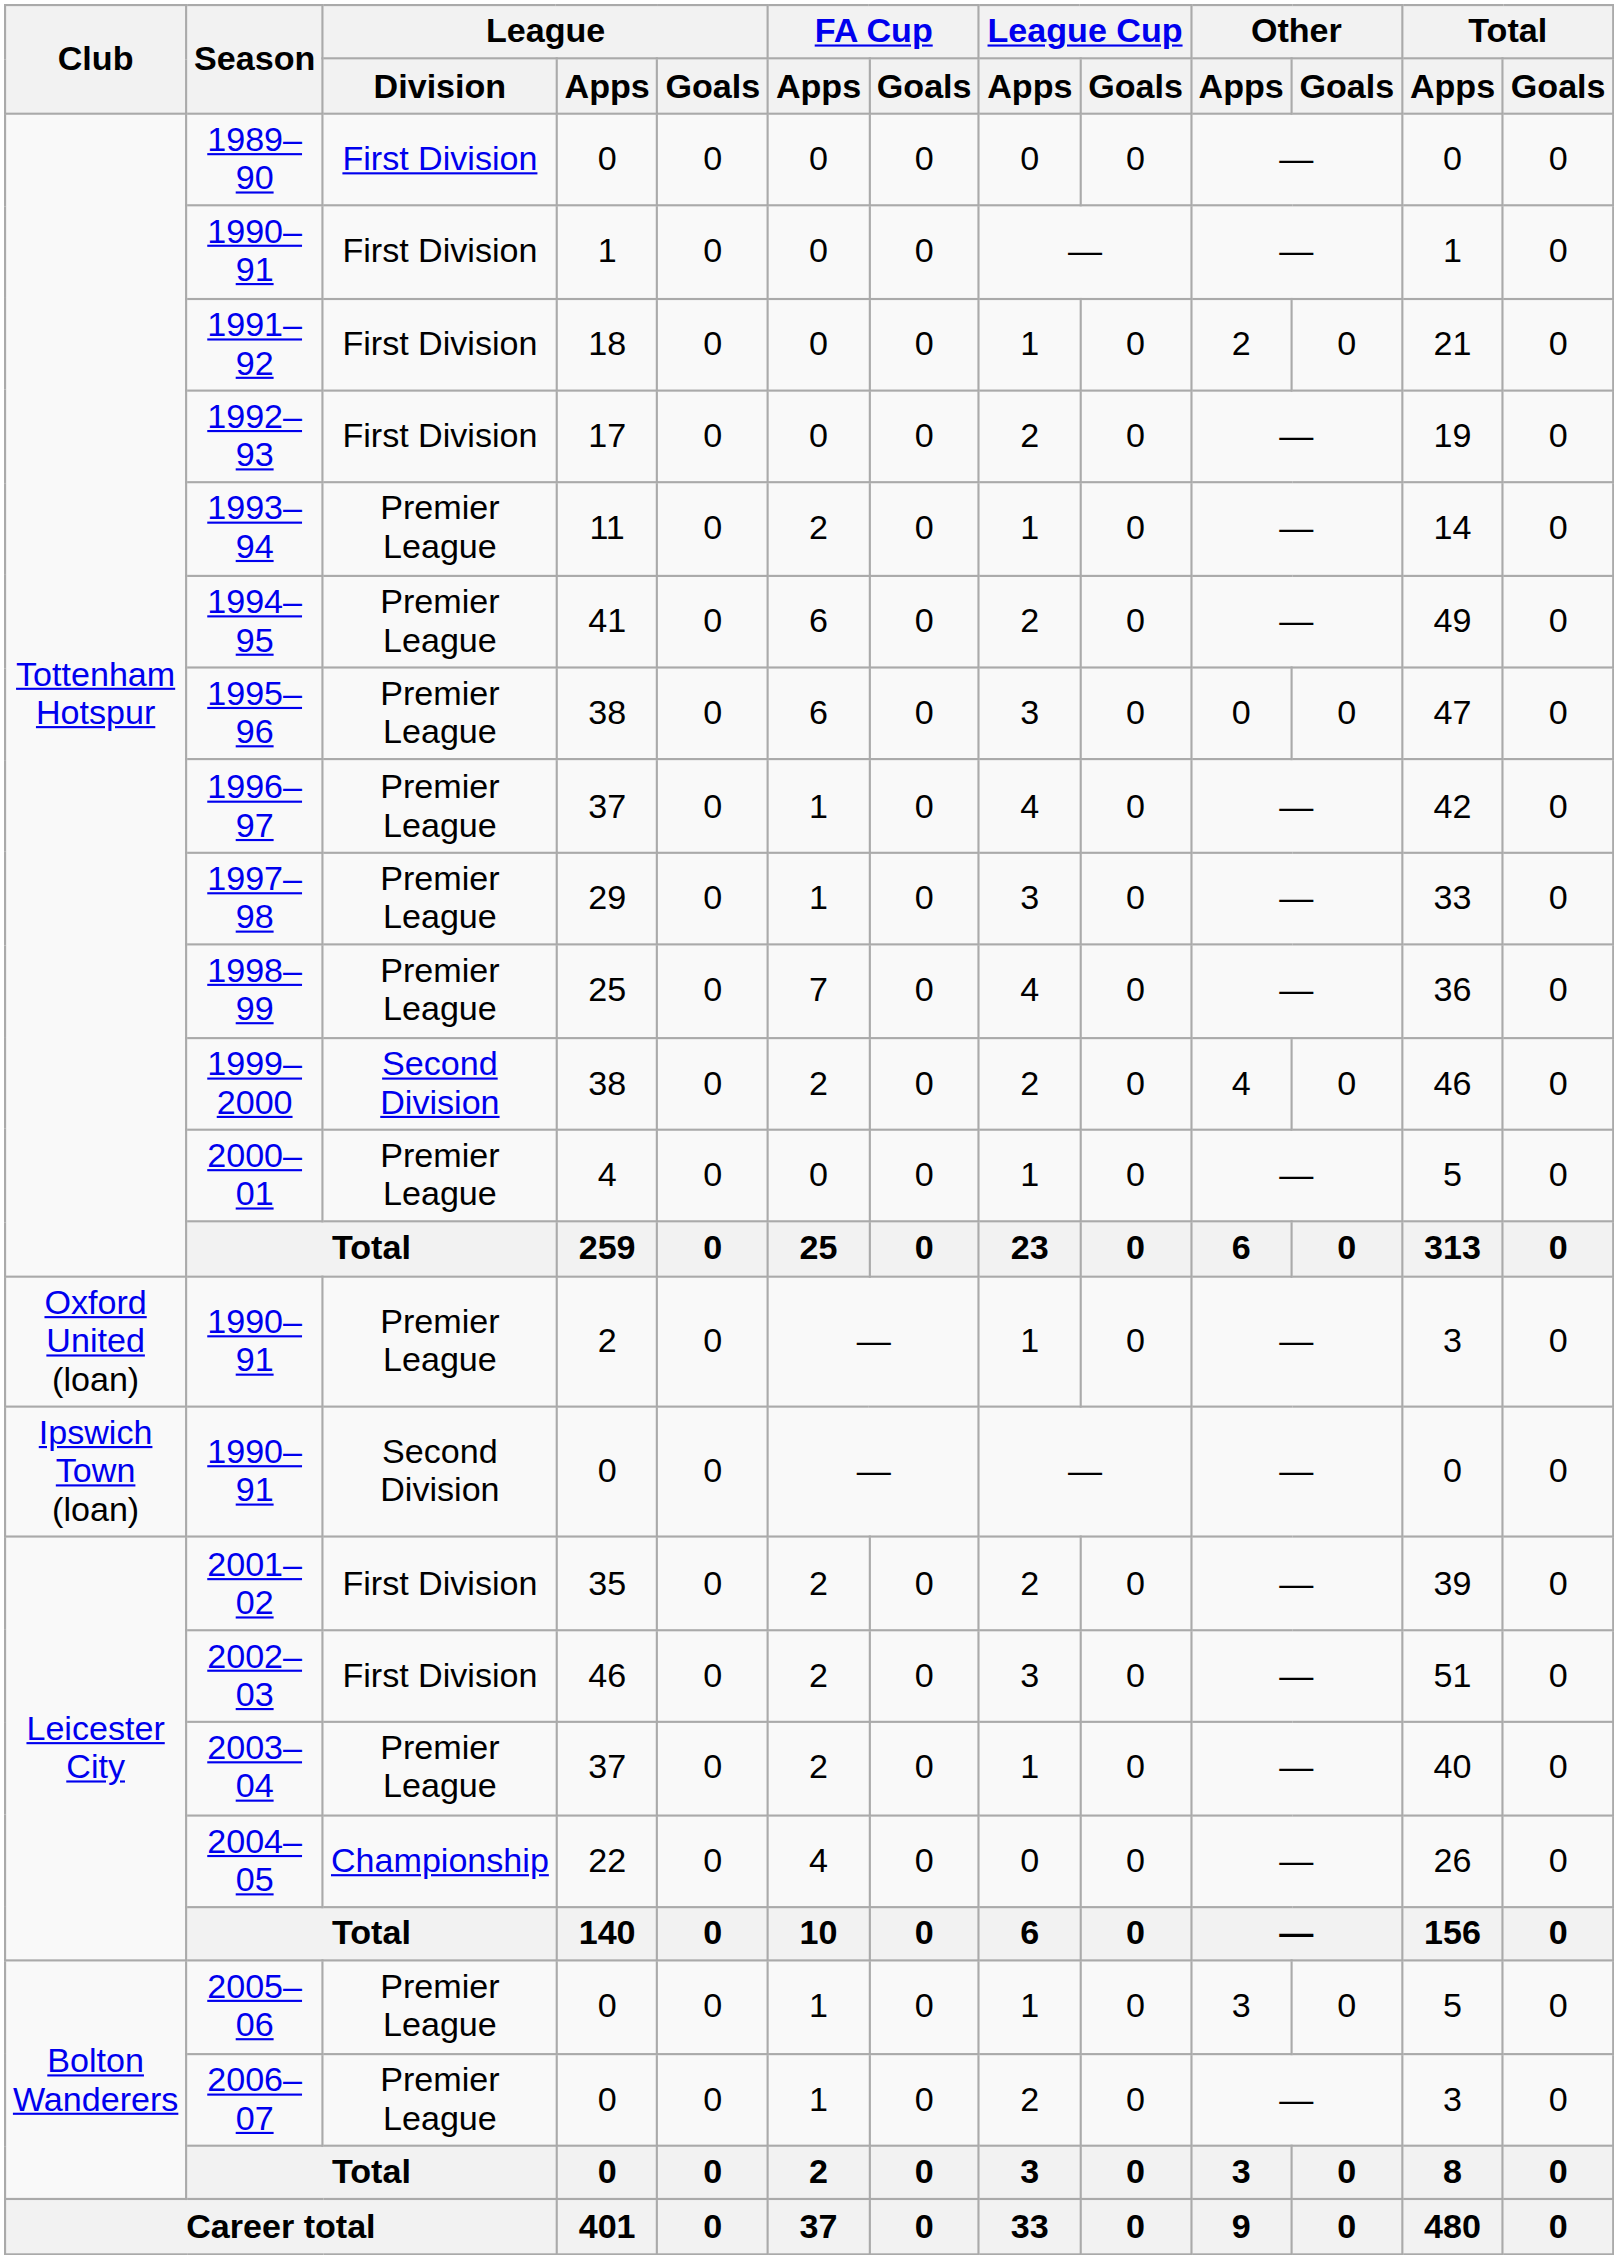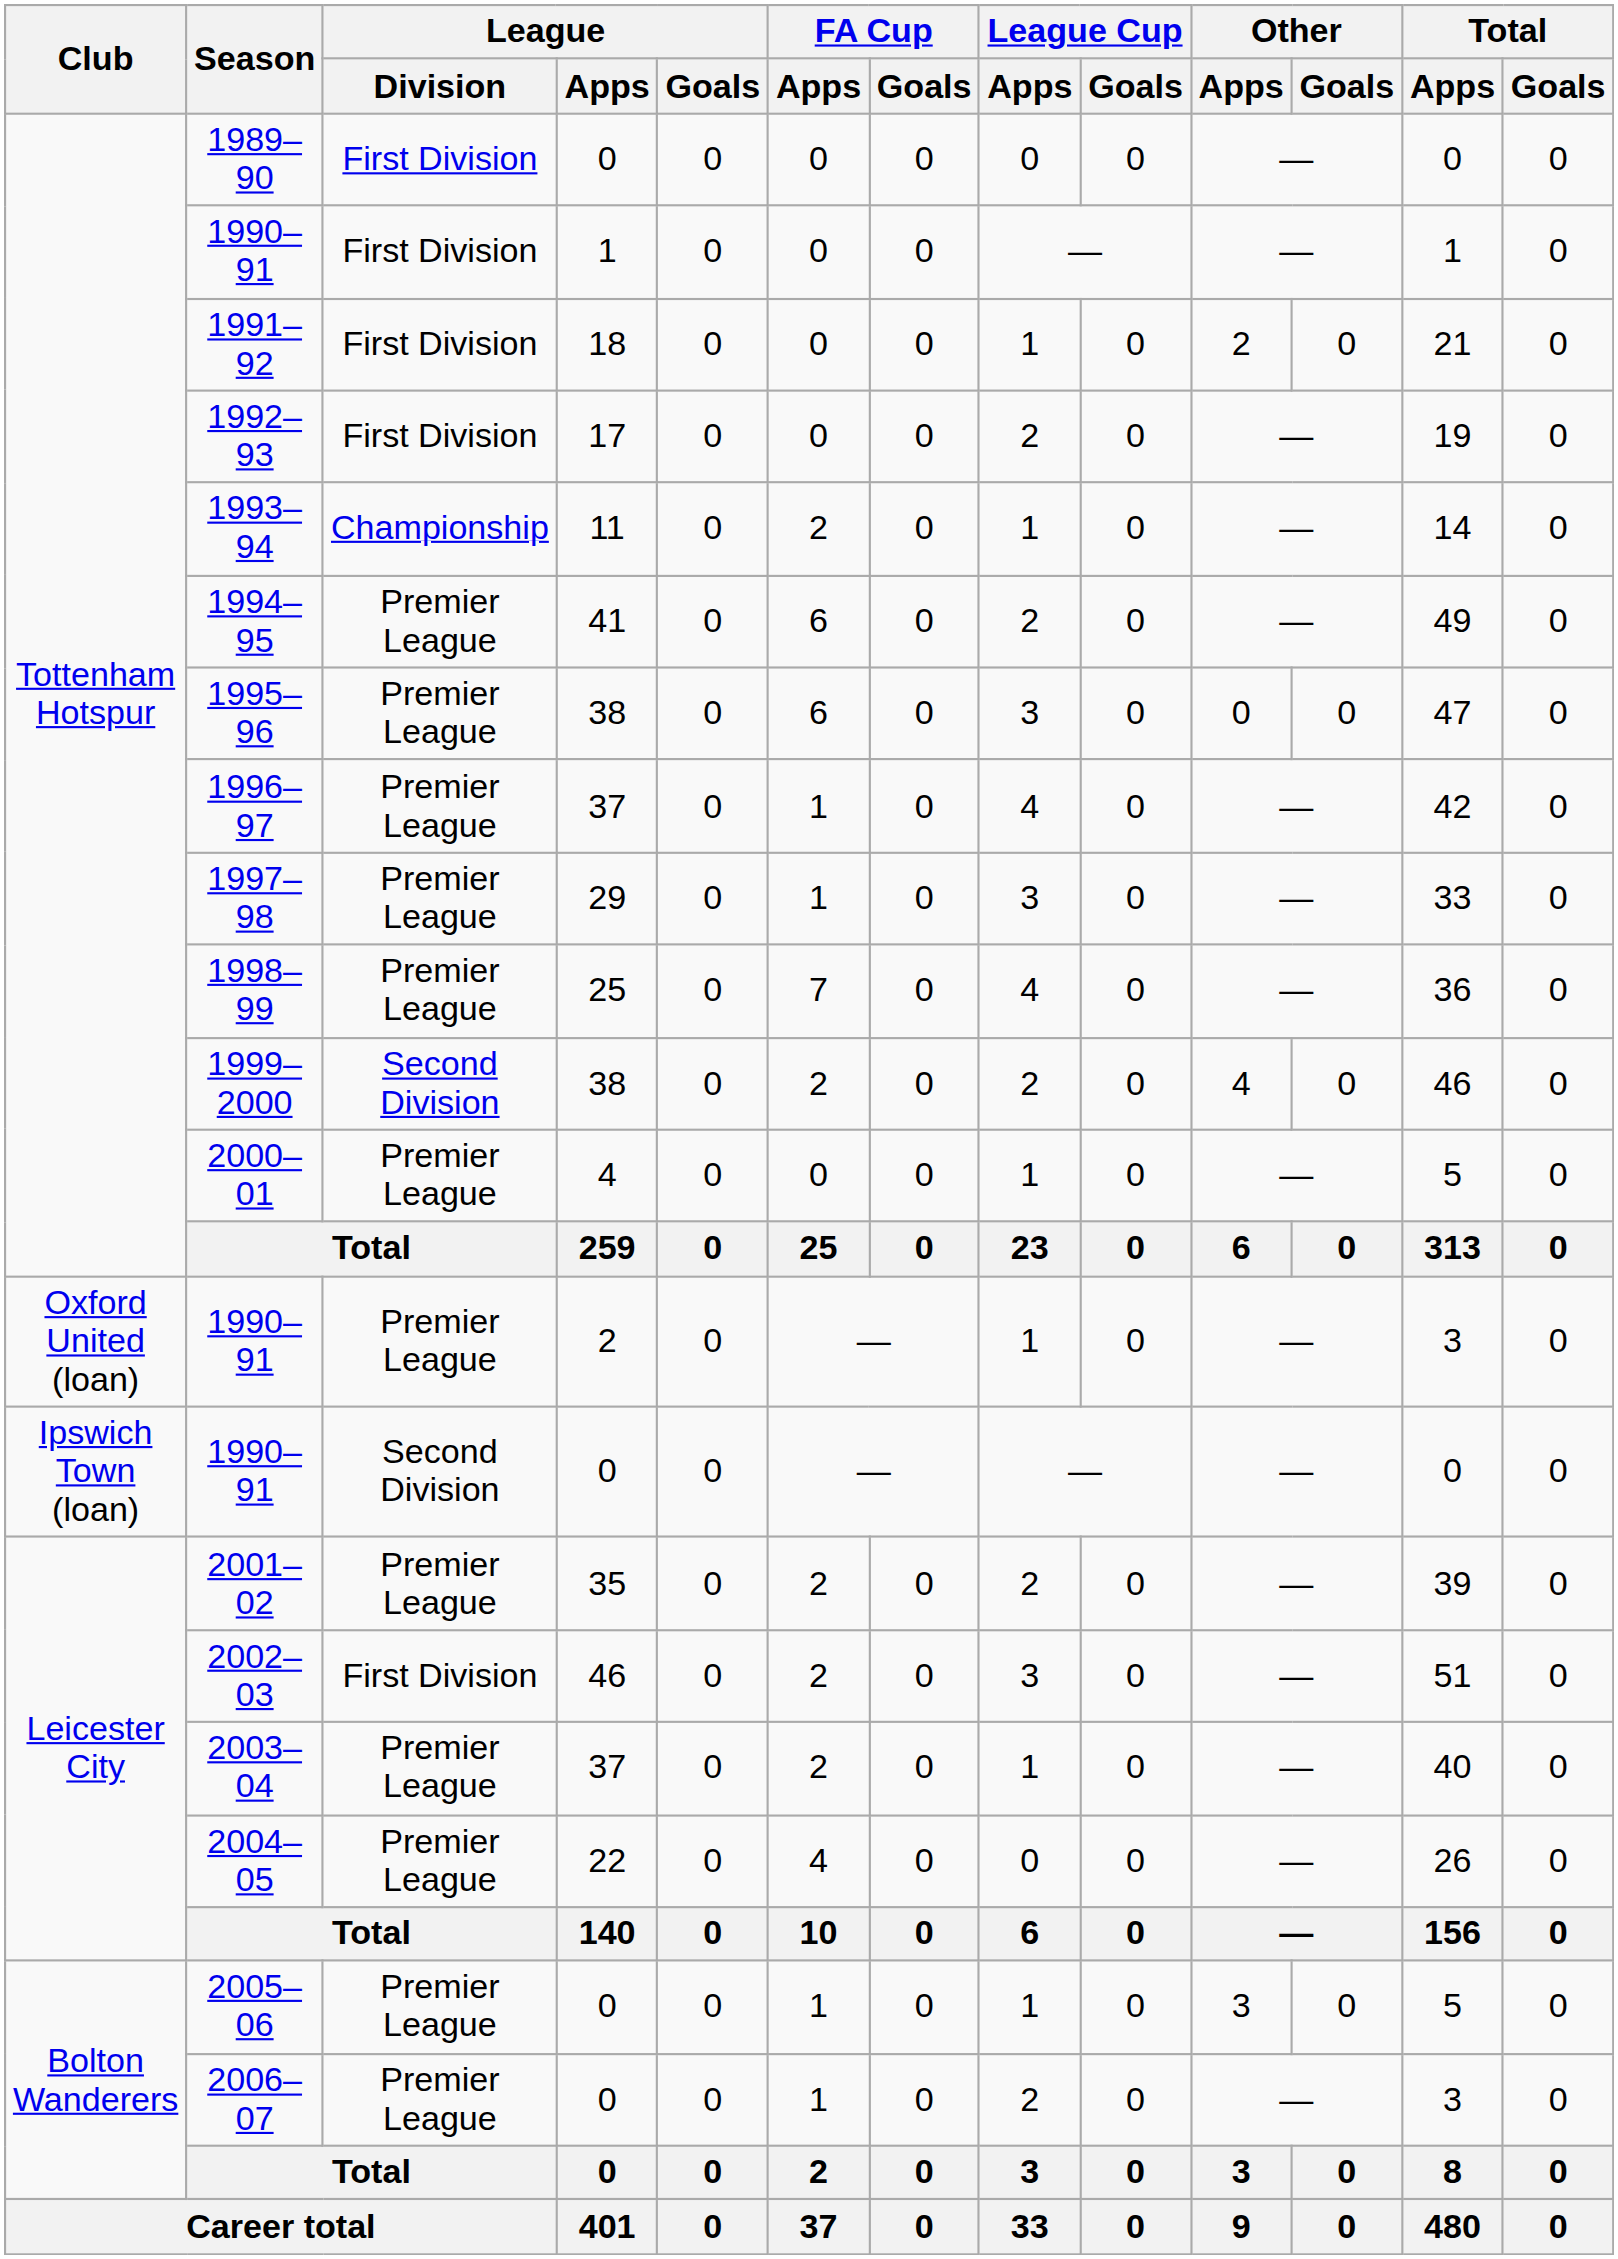(440, 528) Premier League -> (440, 528) Championship
(440, 1582) First Division -> (440, 1582) Premier League
(440, 1860) Championship -> (440, 1860) Premier League
